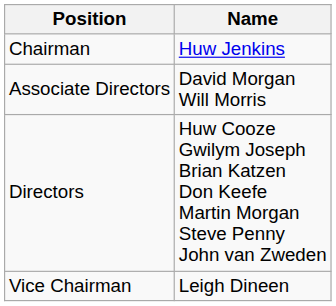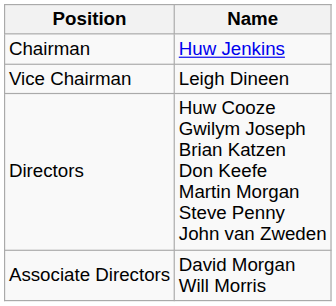rows swapped: (70, 285) <-> (90, 89)
